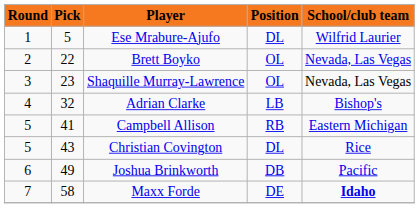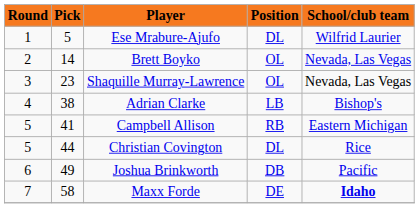(67, 59) 22 -> (67, 59) 14
(67, 103) 32 -> (67, 103) 38
(67, 147) 43 -> (67, 147) 44
